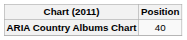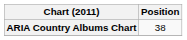(160, 27) 40 -> (160, 27) 38
